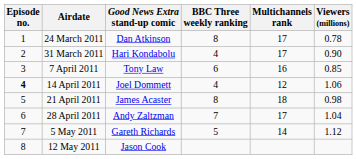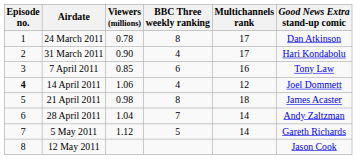columns swapped: (333, 17) <-> (143, 17)
(282, 116) 17 -> (244, 116) 14
